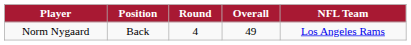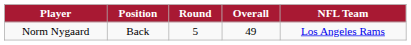(195, 31) 4 -> (195, 31) 5
